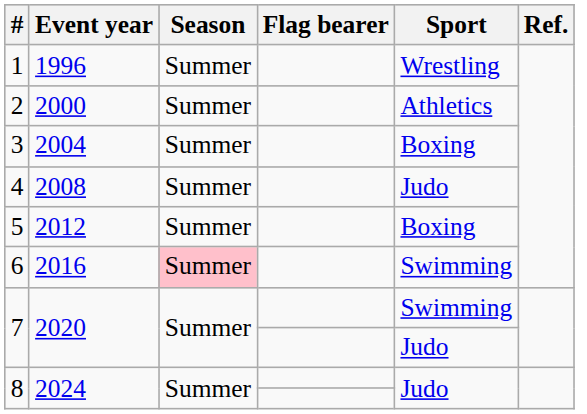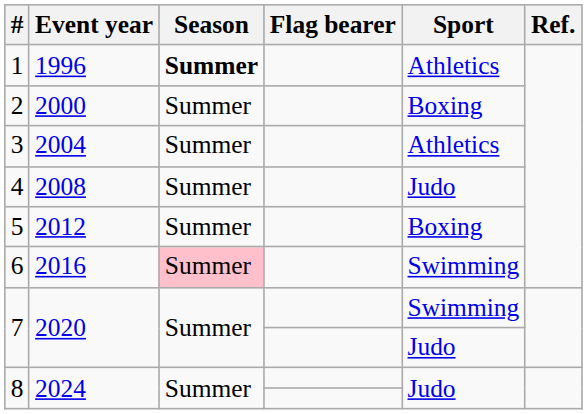(208, 65) normal -> (211, 65) bold
(450, 65) Wrestling -> (453, 65) Athletics
(446, 105) Athletics -> (445, 105) Boxing
(438, 145) Boxing -> (453, 145) Athletics
